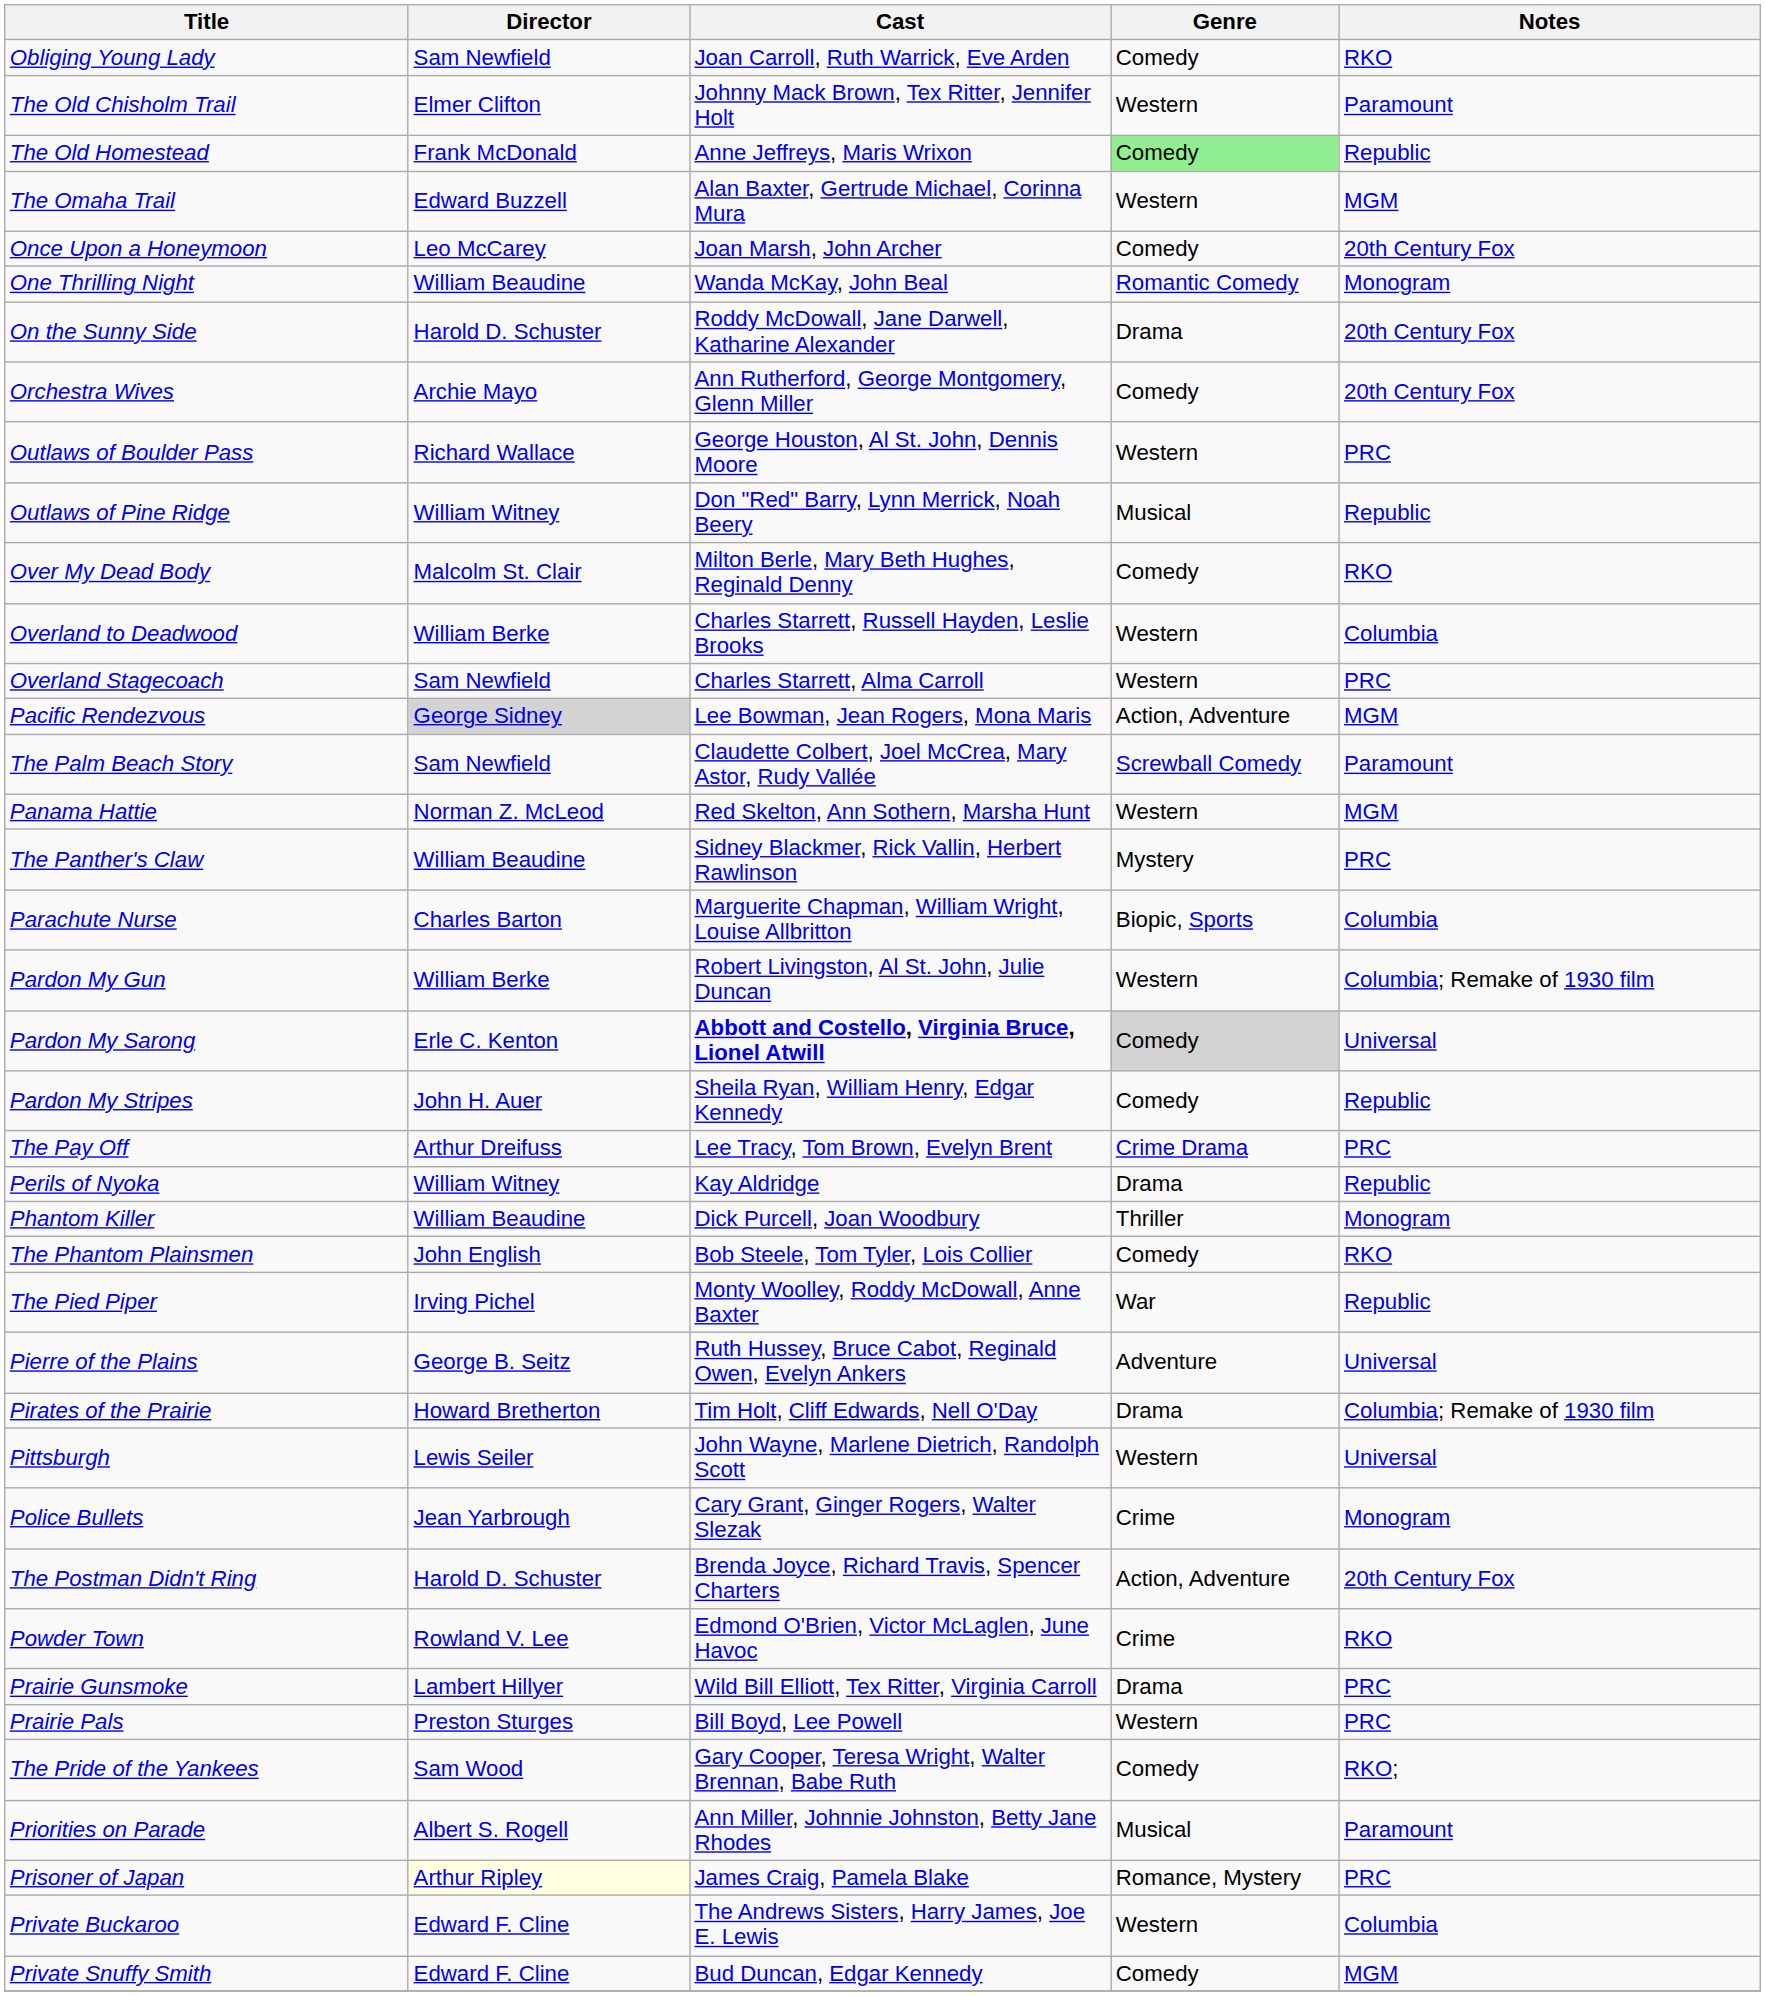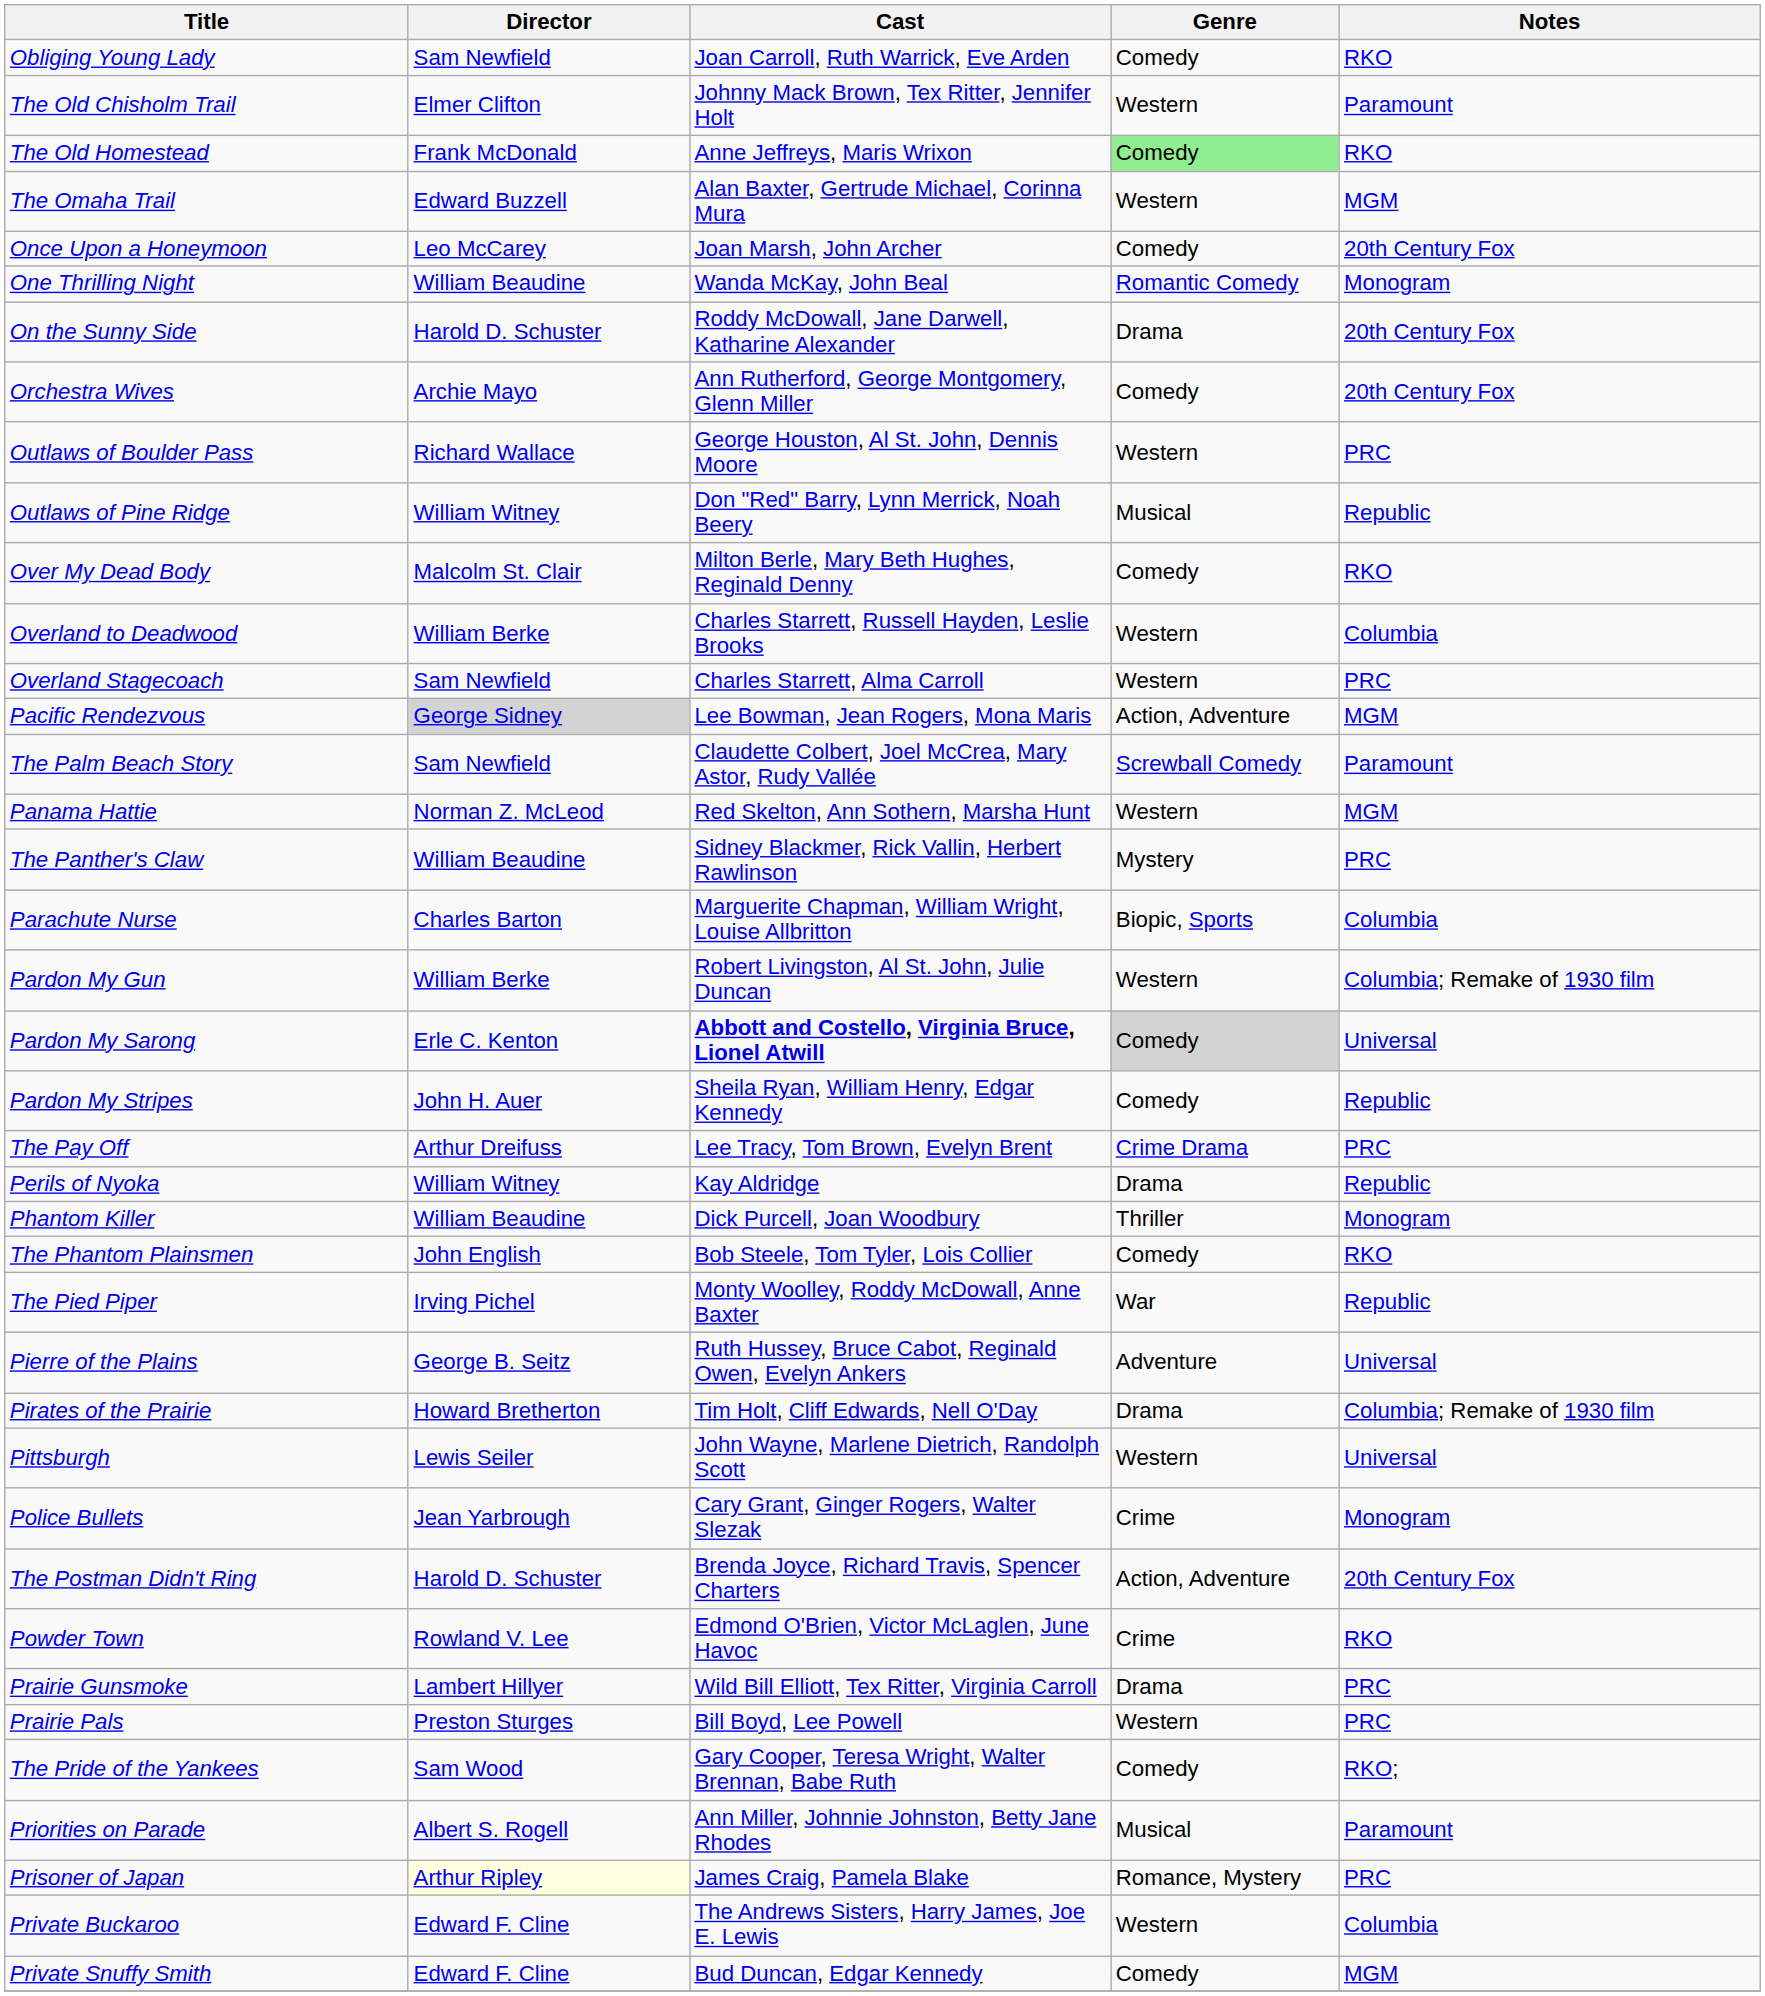(1387, 152) Republic -> (1368, 152) RKO
